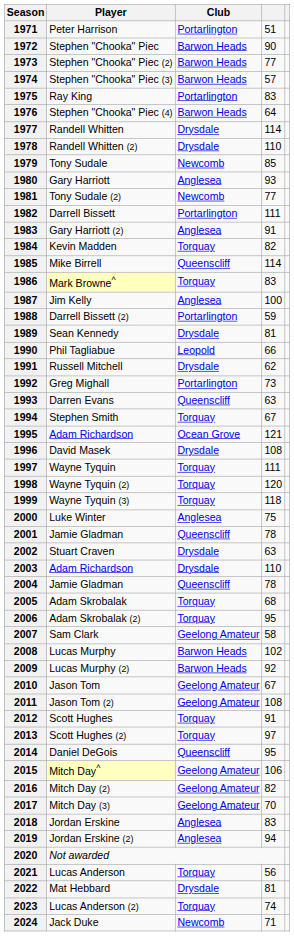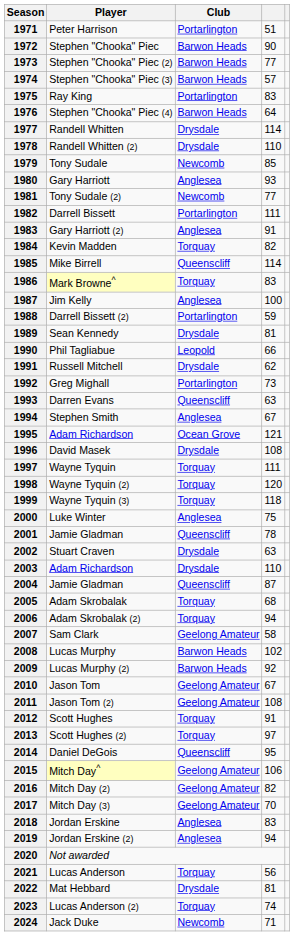(196, 417) Torquay -> (199, 417) Anglesea
(270, 585) 78 -> (270, 585) 87
(270, 618) 95 -> (270, 618) 94
